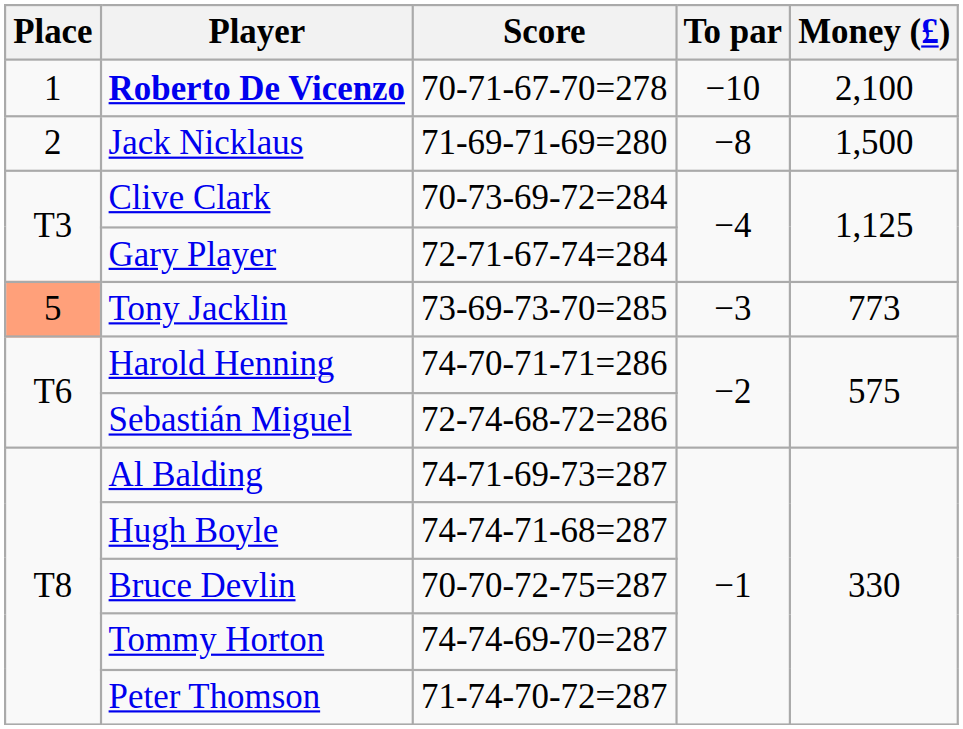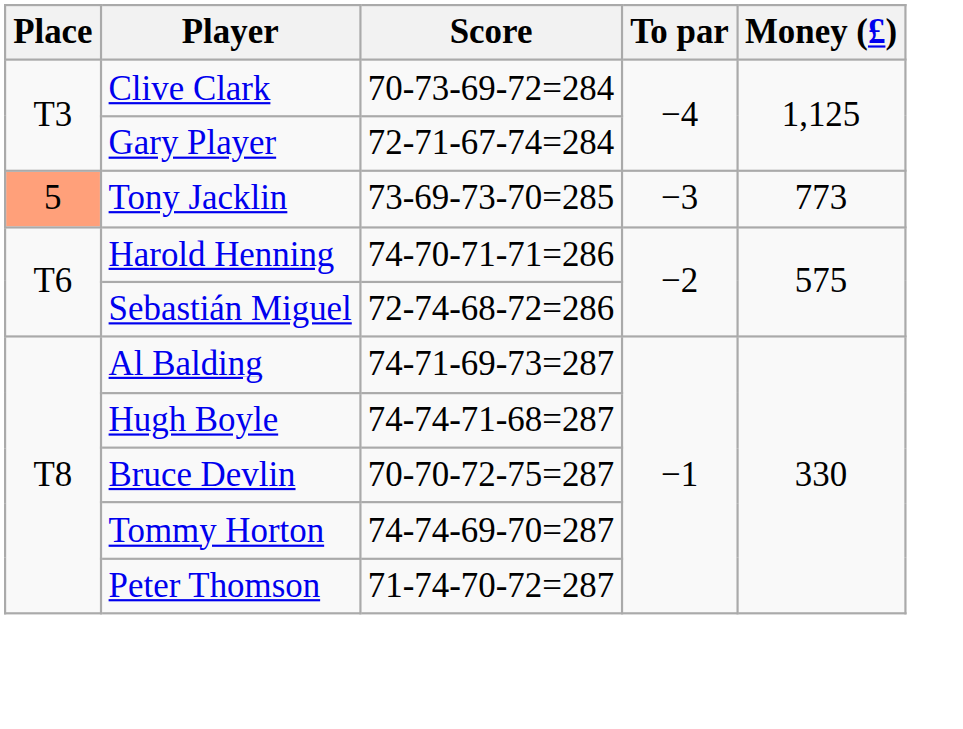- row: (257, 87)
- row: (206, 142)
